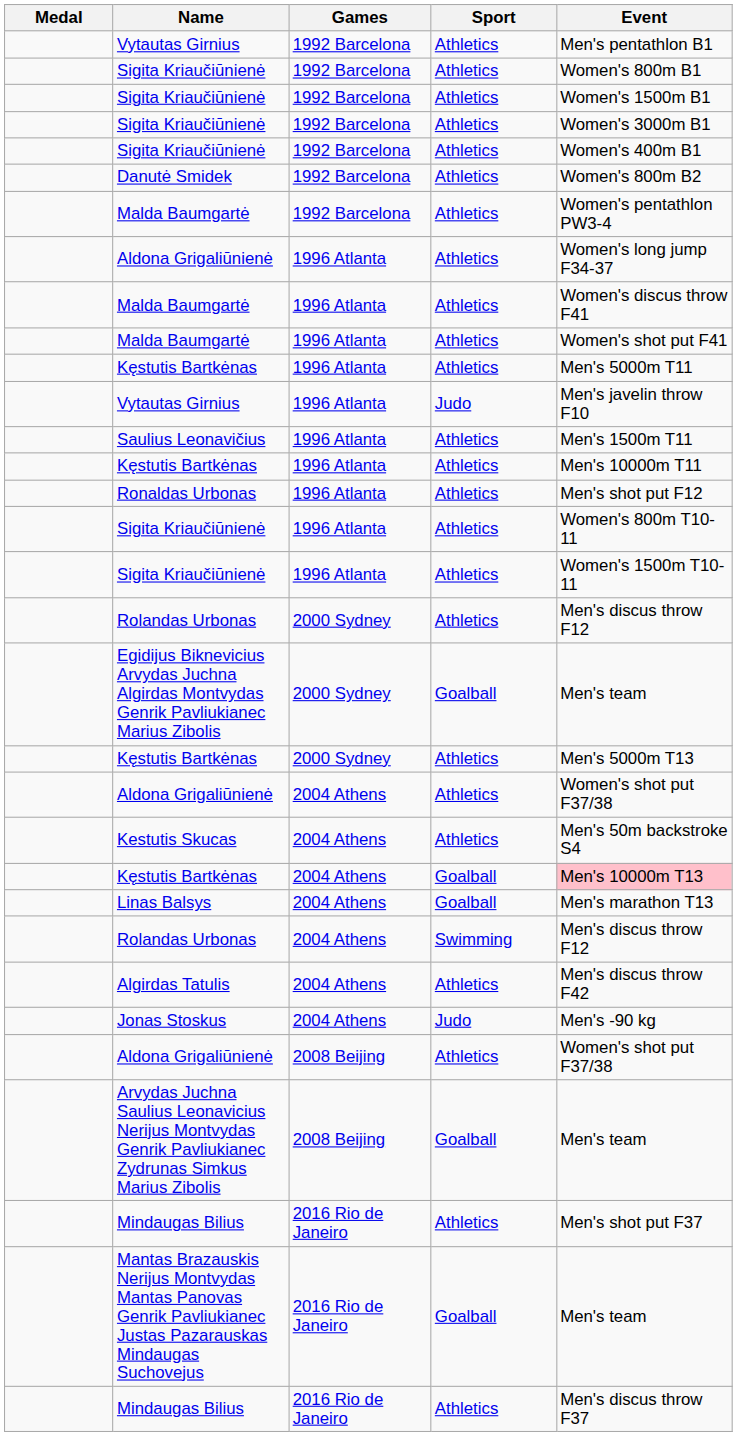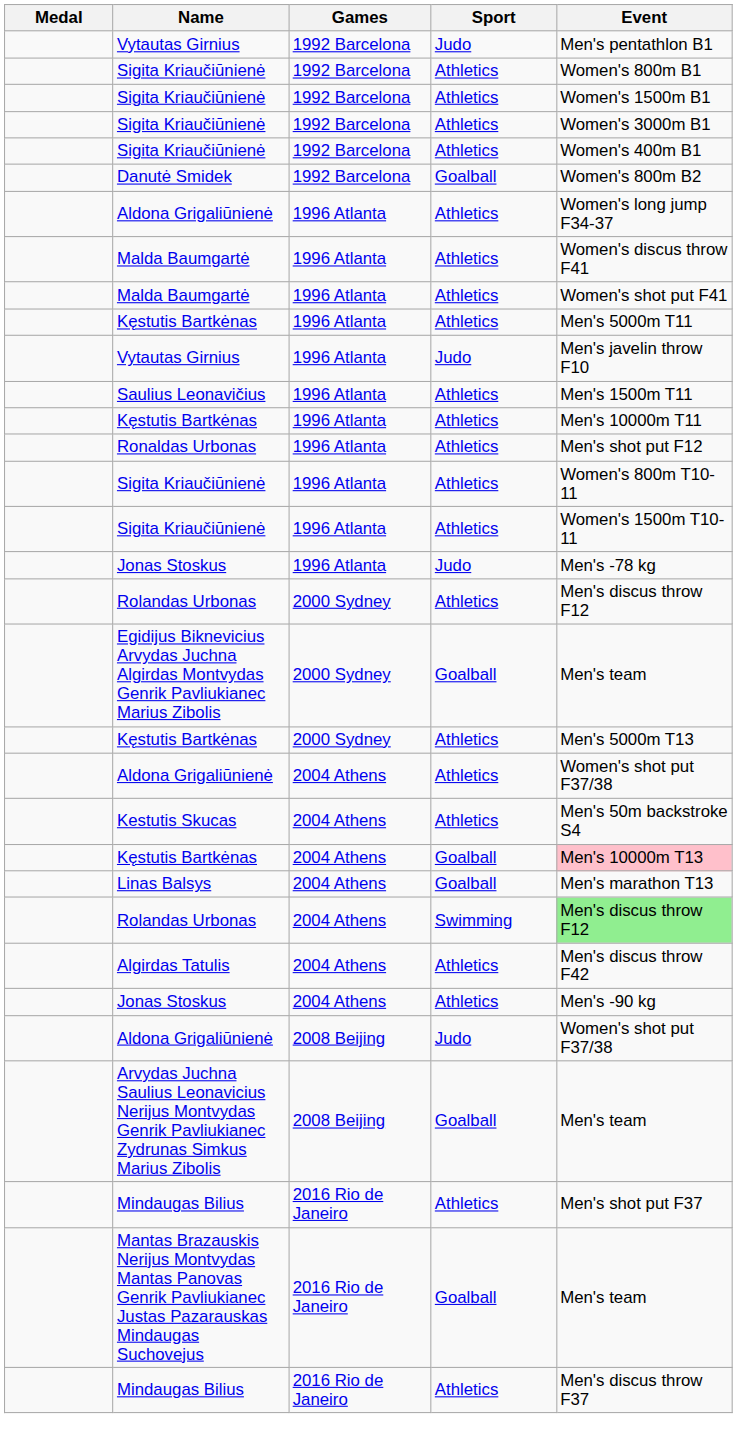(467, 44) Athletics -> (453, 44) Judo
(467, 177) Athletics -> (466, 177) Goalball
- row: (183, 213)
+ row: (172, 565)
(631, 939) no background -> (631, 920) lightgreen background
(453, 1020) Judo -> (467, 1001) Athletics
(467, 1056) Athletics -> (453, 1037) Judo
